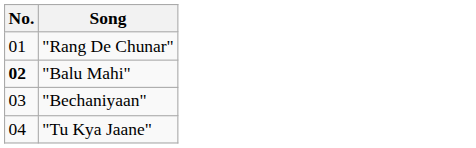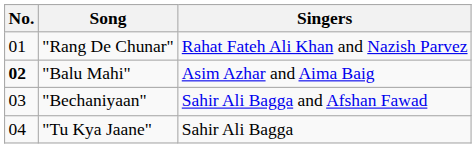+ column: (325, 18)
